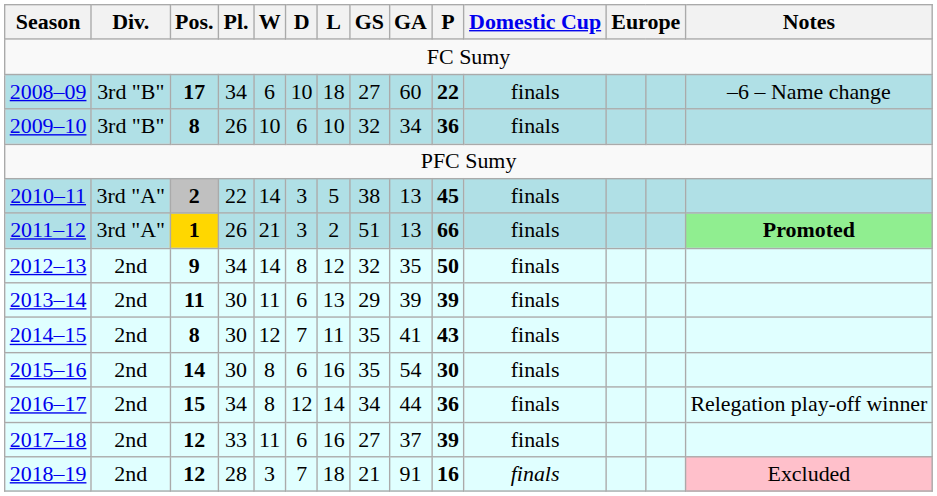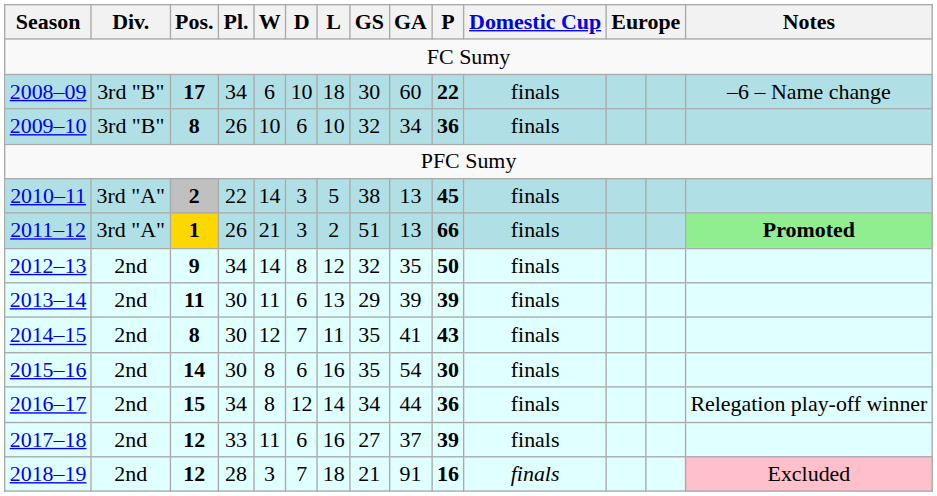(369, 91) 27 -> (369, 91) 30
